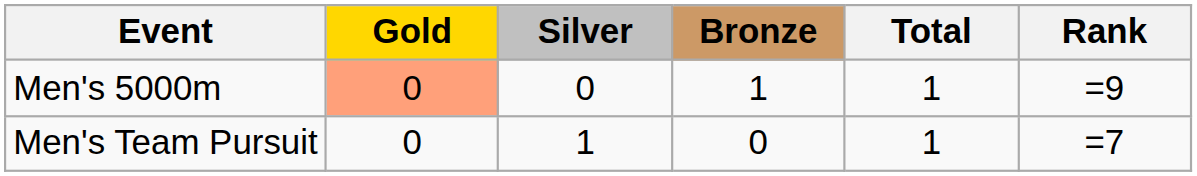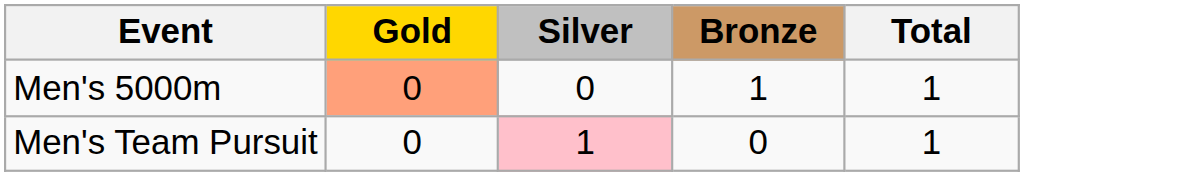- column: (1104, 32)
(585, 142) no background -> (585, 142) pink background
